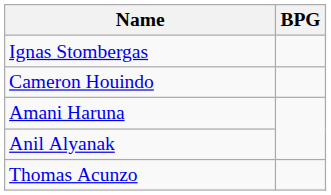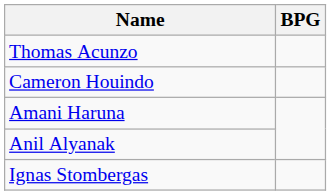rows swapped: (79, 50) <-> (73, 174)
